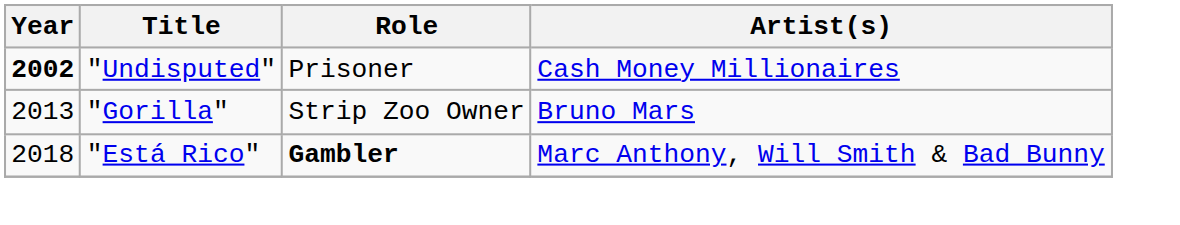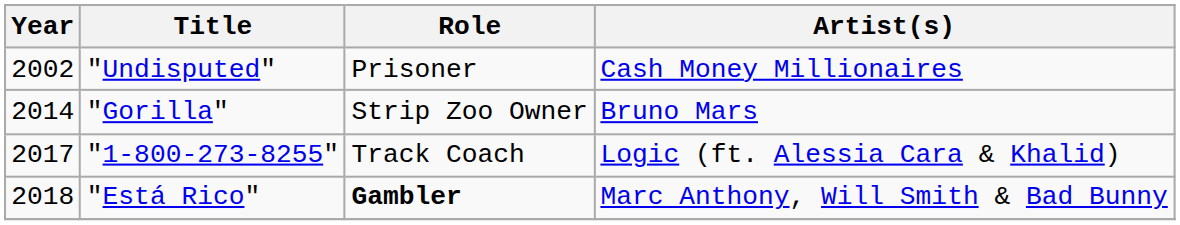(43, 69) bold -> (43, 69) normal
(43, 112) 2013 -> (43, 112) 2014
+ row: (213, 155)
